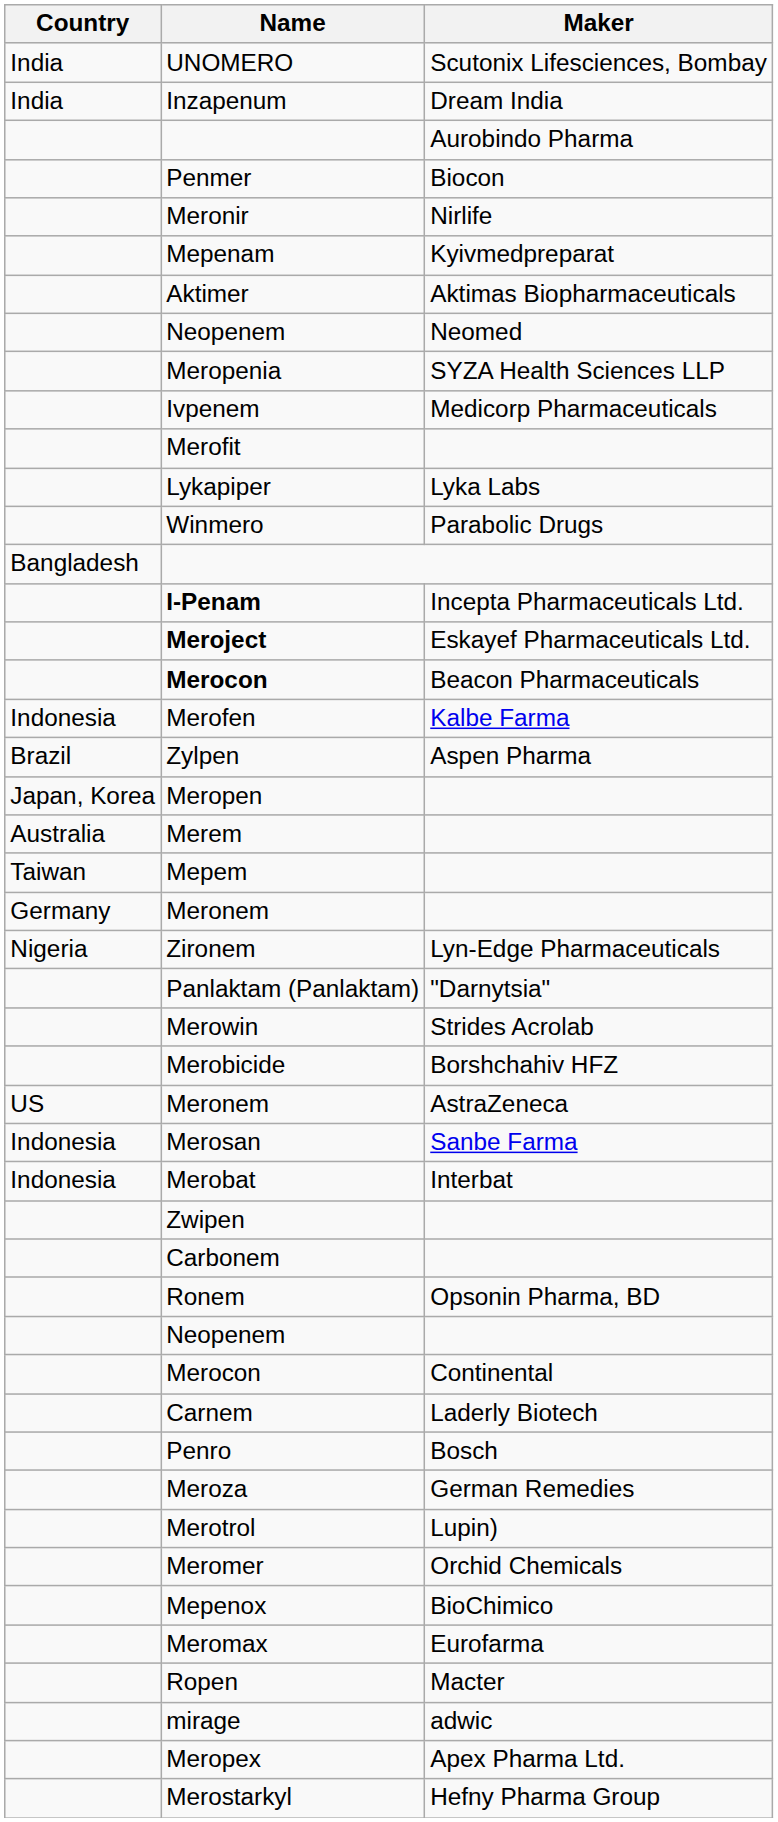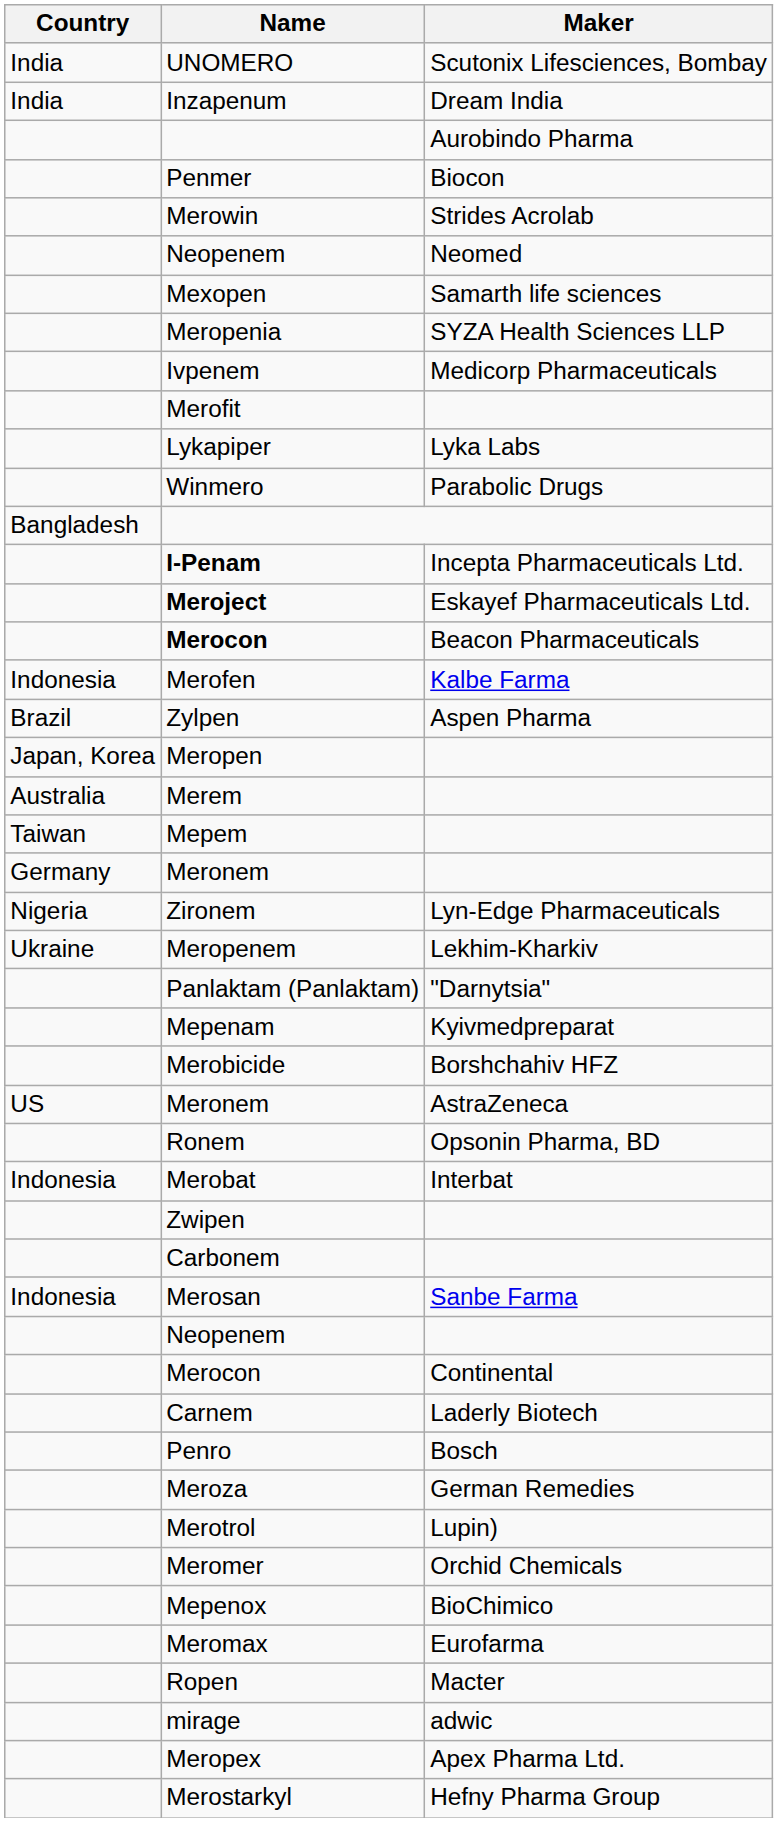- row: (207, 216)
rows swapped: (212, 1026) <-> (220, 255)
- row: (207, 293)
+ row: (216, 293)
+ row: (231, 949)
rows swapped: (214, 1142) <-> (205, 1296)
